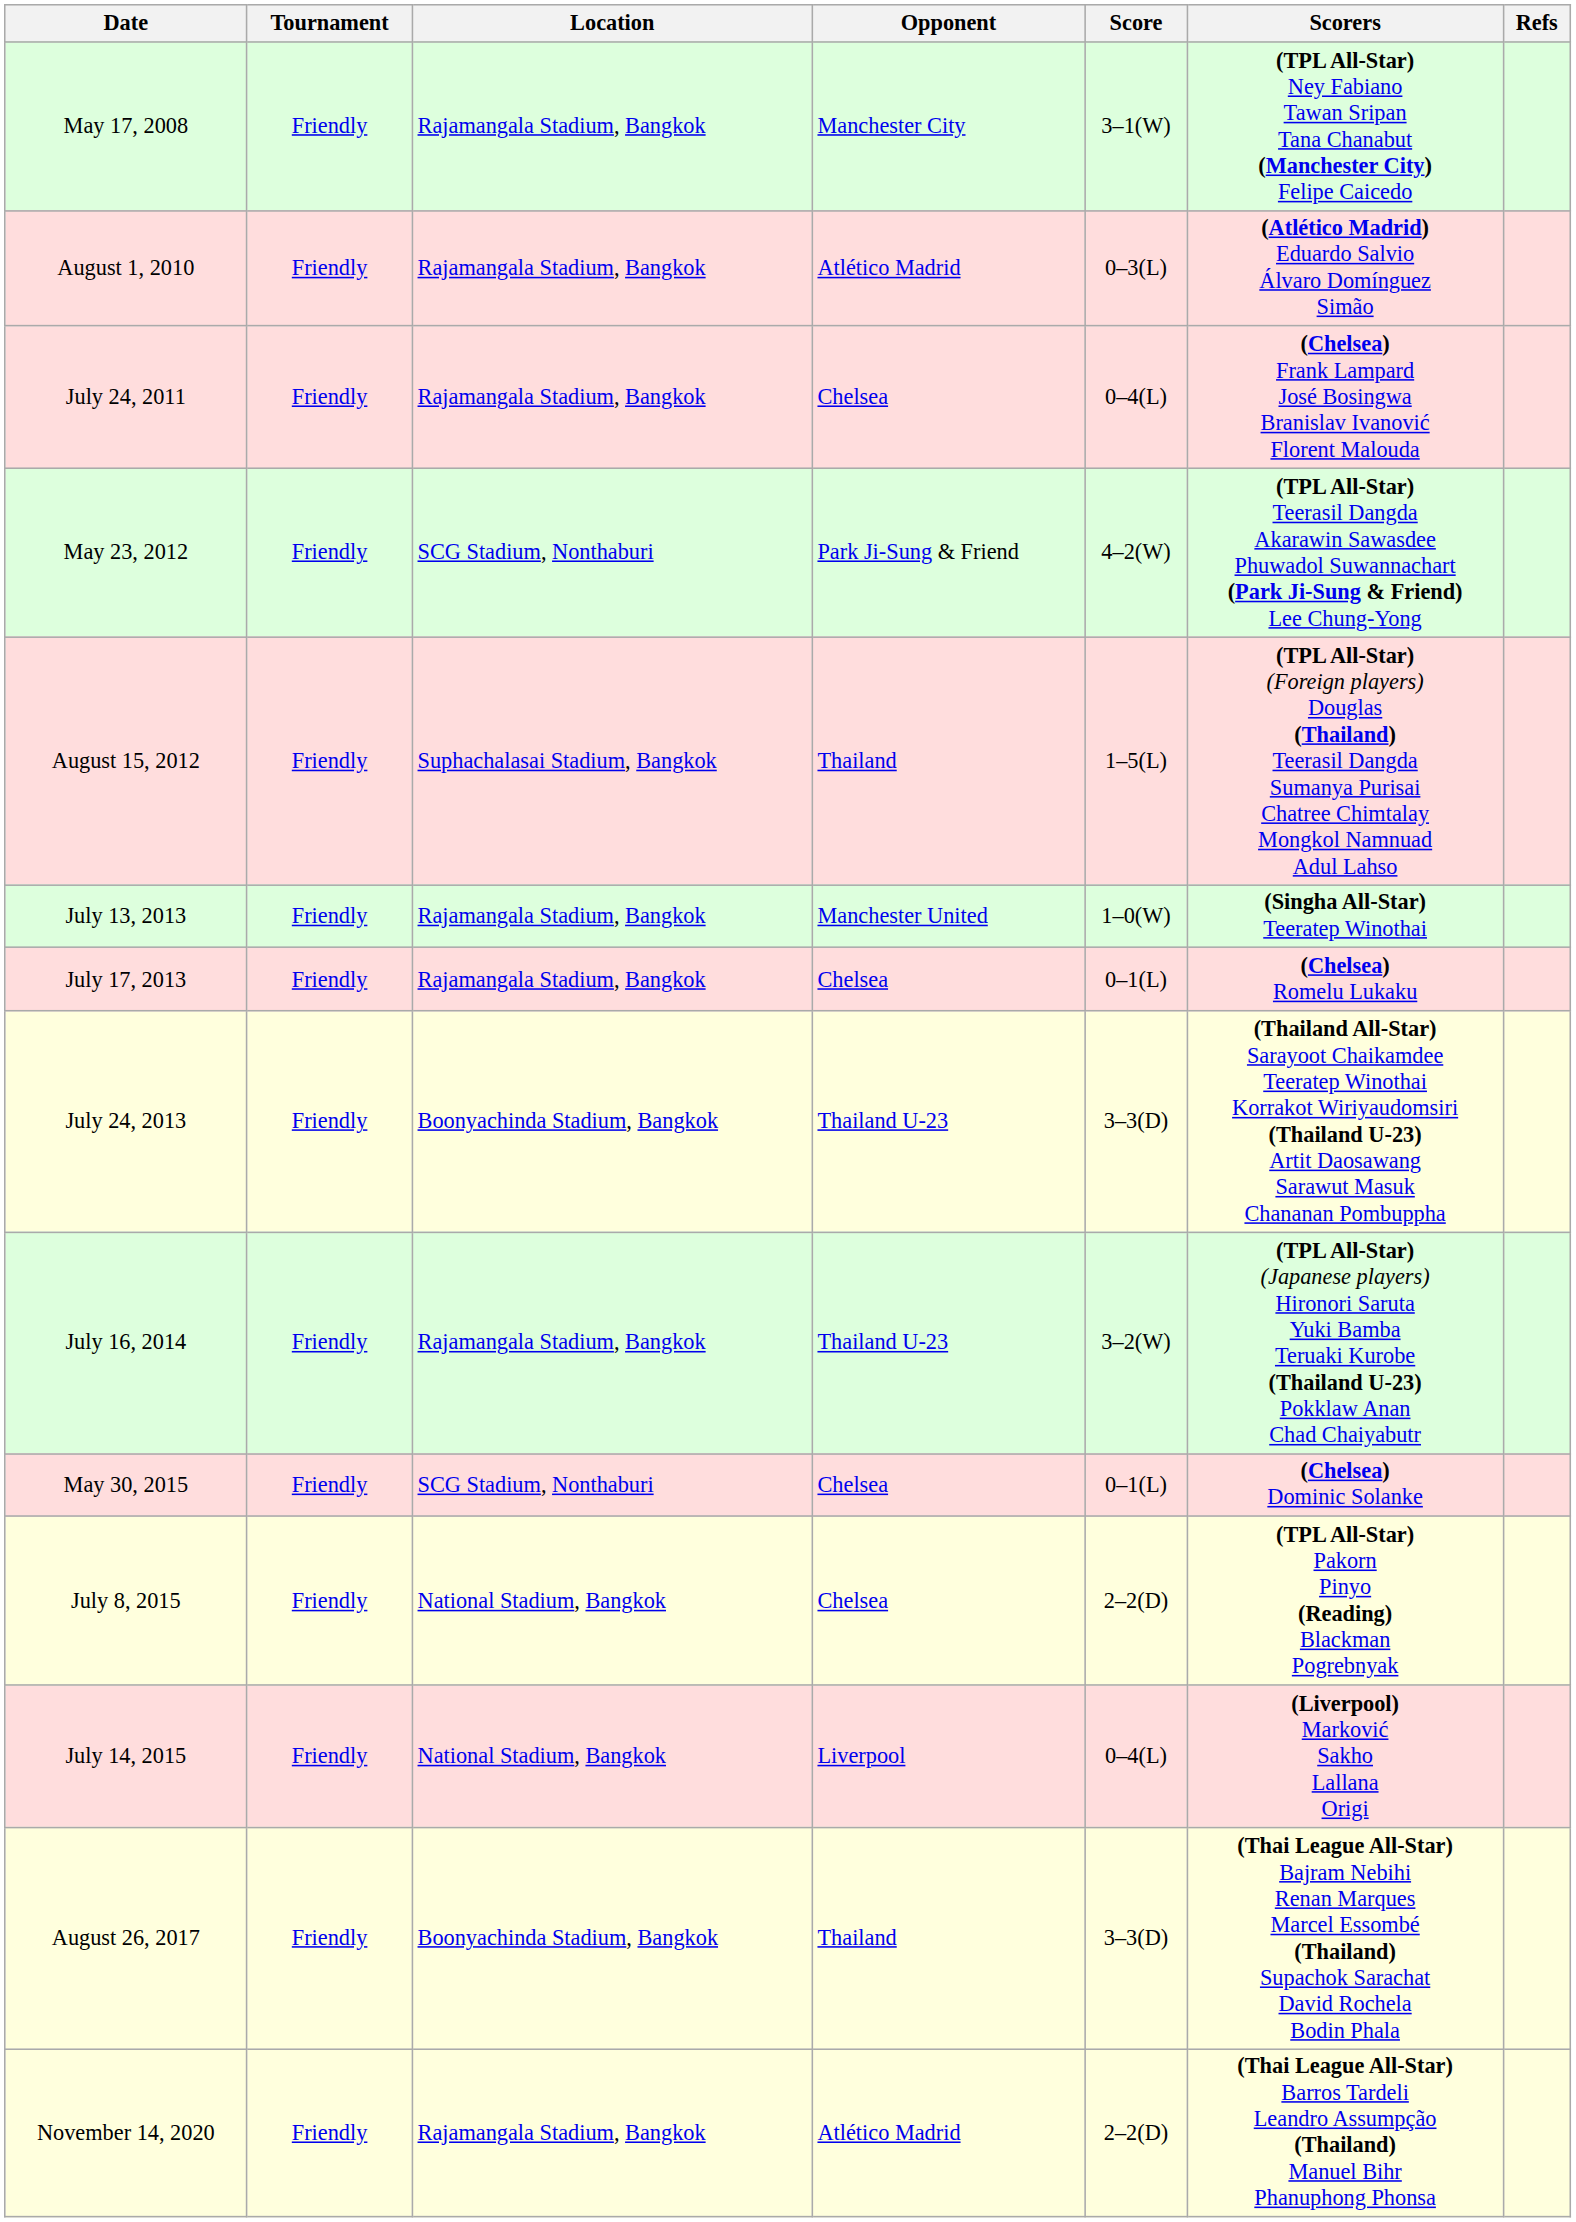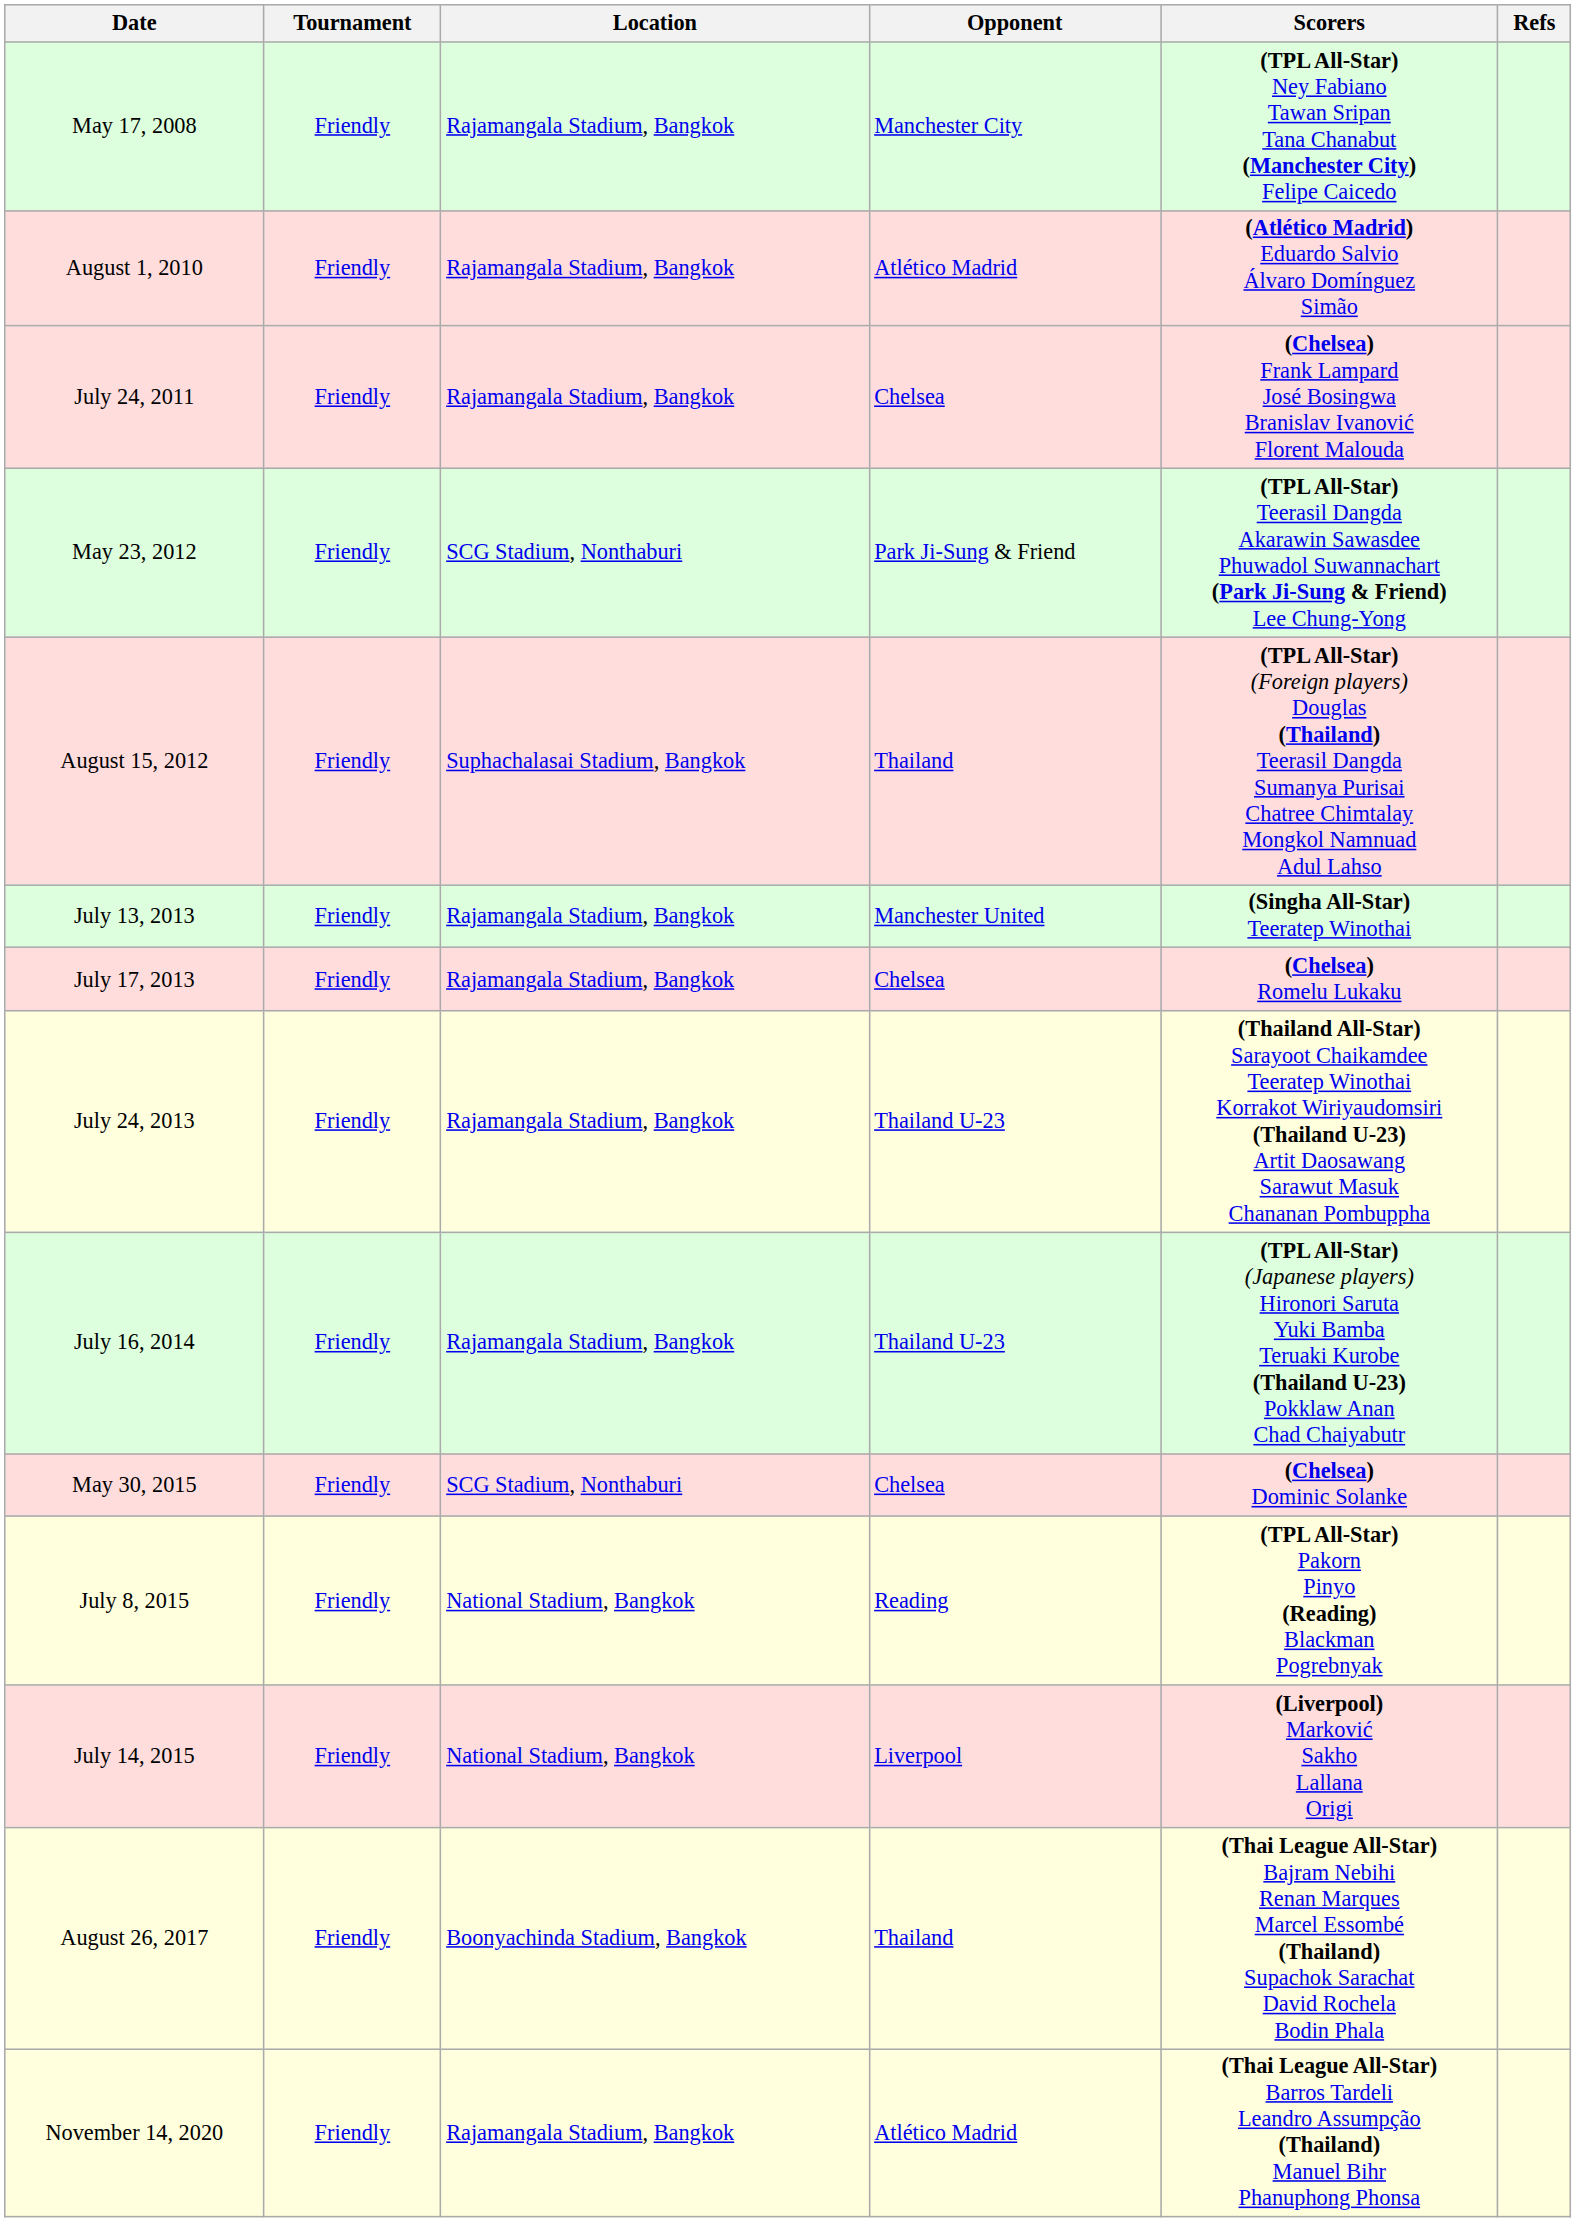- column: (1136, 23)
(568, 1121) Boonyachinda Stadium, Bangkok -> (590, 1121) Rajamangala Stadium, Bangkok
(853, 1600) Chelsea -> (911, 1600) Reading
